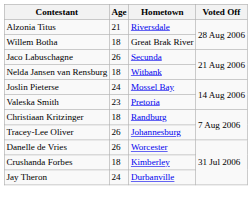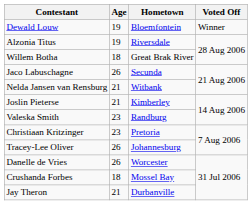+ row: (32, 27)
(116, 27) 21 -> (116, 42) 19
(116, 72) 18 -> (116, 87) 21
(116, 87) 24 -> (116, 102) 21
(153, 87) Mossel Bay -> (150, 102) Kimberley
(145, 102) Pretoria -> (149, 117) Randburg
(116, 117) 18 -> (116, 132) 23
(149, 117) Randburg -> (145, 132) Pretoria
(150, 162) Kimberley -> (153, 177) Mossel Bay
(116, 177) 24 -> (116, 192) 21
